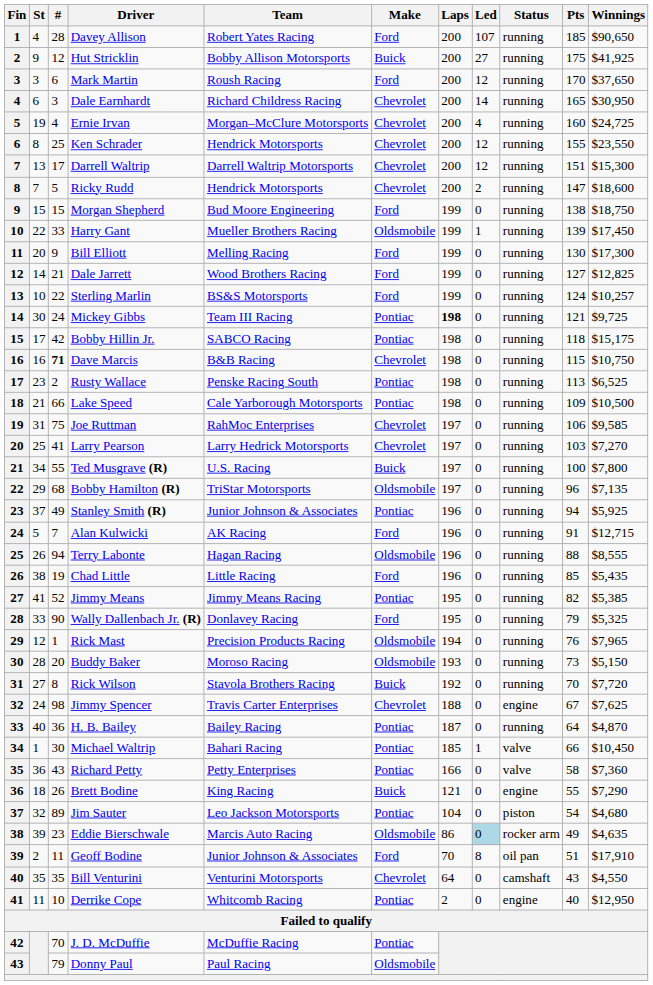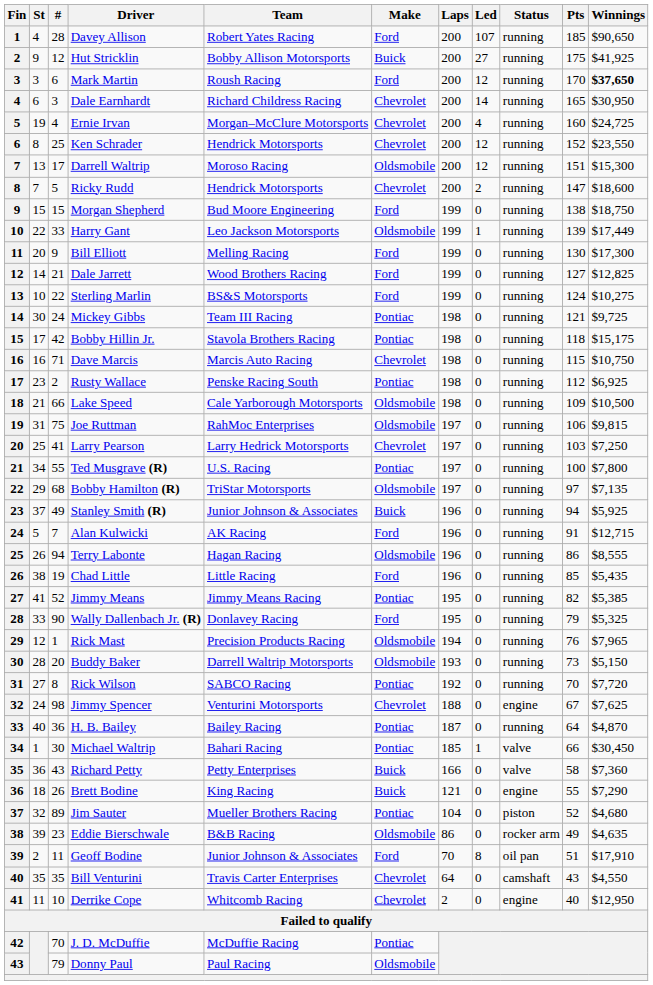(613, 80) normal -> (613, 80) bold
(576, 144) 155 -> (576, 144) 152
(280, 166) Darrell Waltrip Motorsports -> (247, 166) Moroso Racing
(400, 166) Chevrolet -> (405, 166) Oldsmobile
(272, 231) Mueller Brothers Racing -> (273, 231) Leo Jackson Motorsports
(613, 231) $17,450 -> (613, 231) $17,449
(613, 295) $10,257 -> (613, 295) $10,275
(451, 317) bold -> (451, 317) normal
(249, 338) SABCO Racing -> (271, 338) Stavola Brothers Racing
(58, 360) bold -> (58, 360) normal
(241, 360) B&B Racing -> (260, 360) Marcis Auto Racing
(575, 381) 113 -> (575, 381) 112
(610, 381) $6,525 -> (610, 381) $6,925
(394, 403) Pontiac -> (405, 403) Oldsmobile
(400, 424) Chevrolet -> (405, 424) Oldsmobile
(610, 424) $9,585 -> (610, 424) $9,815
(610, 446) $7,270 -> (610, 446) $7,250
(390, 468) Buick -> (394, 468) Pontiac
(572, 489) 96 -> (572, 489) 97
(394, 511) Pontiac -> (390, 511) Buick
(572, 554) 88 -> (572, 554) 86
(247, 662) Moroso Racing -> (280, 662) Darrell Waltrip Motorsports
(271, 683) Stavola Brothers Racing -> (249, 683) SABCO Racing
(390, 683) Buick -> (394, 683) Pontiac
(272, 705) Travis Carter Enterprises -> (265, 705) Venturini Motorsports
(613, 748) $10,450 -> (613, 748) $30,450
(394, 769) Pontiac -> (390, 769) Buick
(273, 812) Leo Jackson Motorsports -> (272, 812) Mueller Brothers Racing
(572, 812) 54 -> (572, 812) 52
(260, 834) Marcis Auto Racing -> (241, 834) B&B Racing
(478, 834) lightblue background -> (478, 834) no background
(265, 877) Venturini Motorsports -> (272, 877) Travis Carter Enterprises
(394, 899) Pontiac -> (400, 899) Chevrolet
